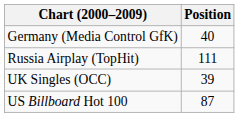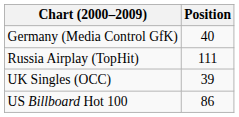(208, 101) 87 -> (208, 101) 86
